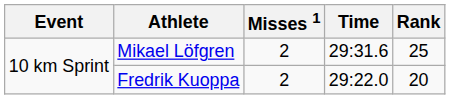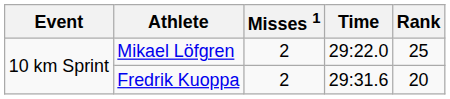(359, 52) 29:31.6 -> (359, 52) 29:22.0
(359, 80) 29:22.0 -> (359, 80) 29:31.6
